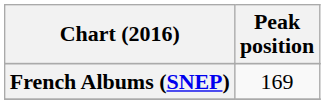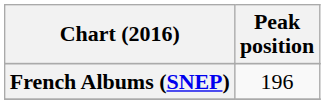(277, 81) 169 -> (277, 81) 196
